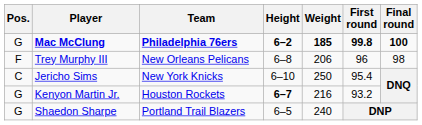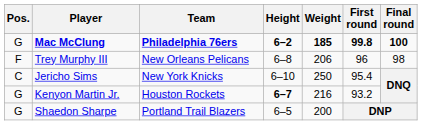(323, 111) 240 -> (323, 111) 200
